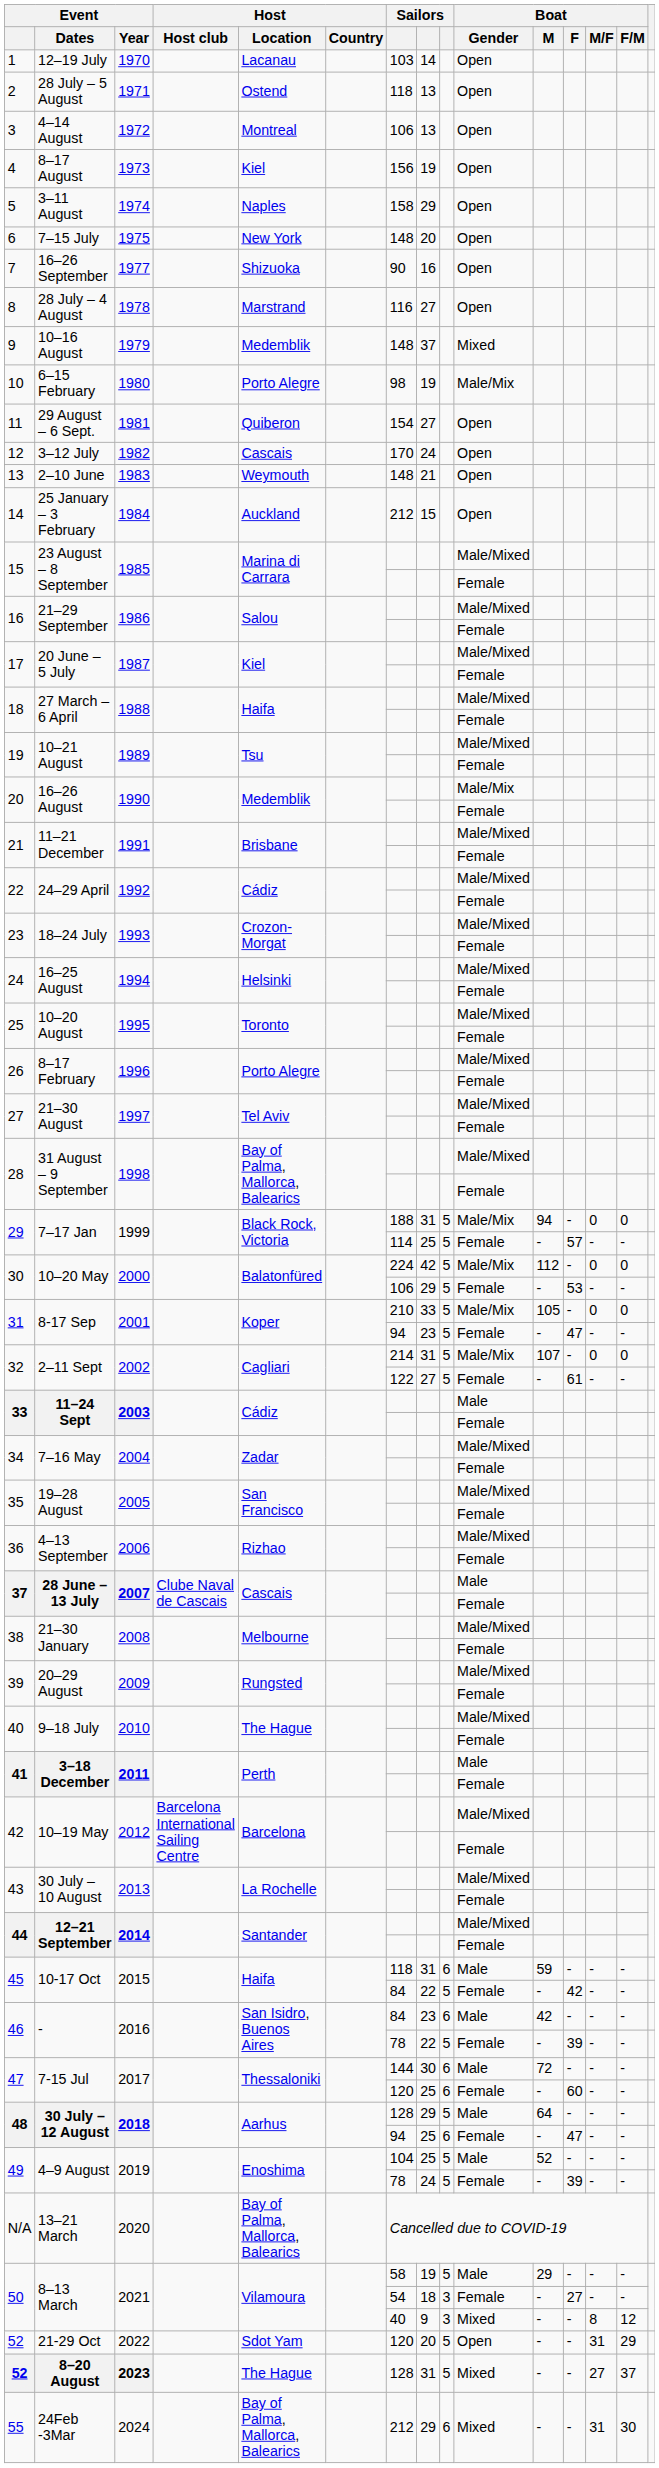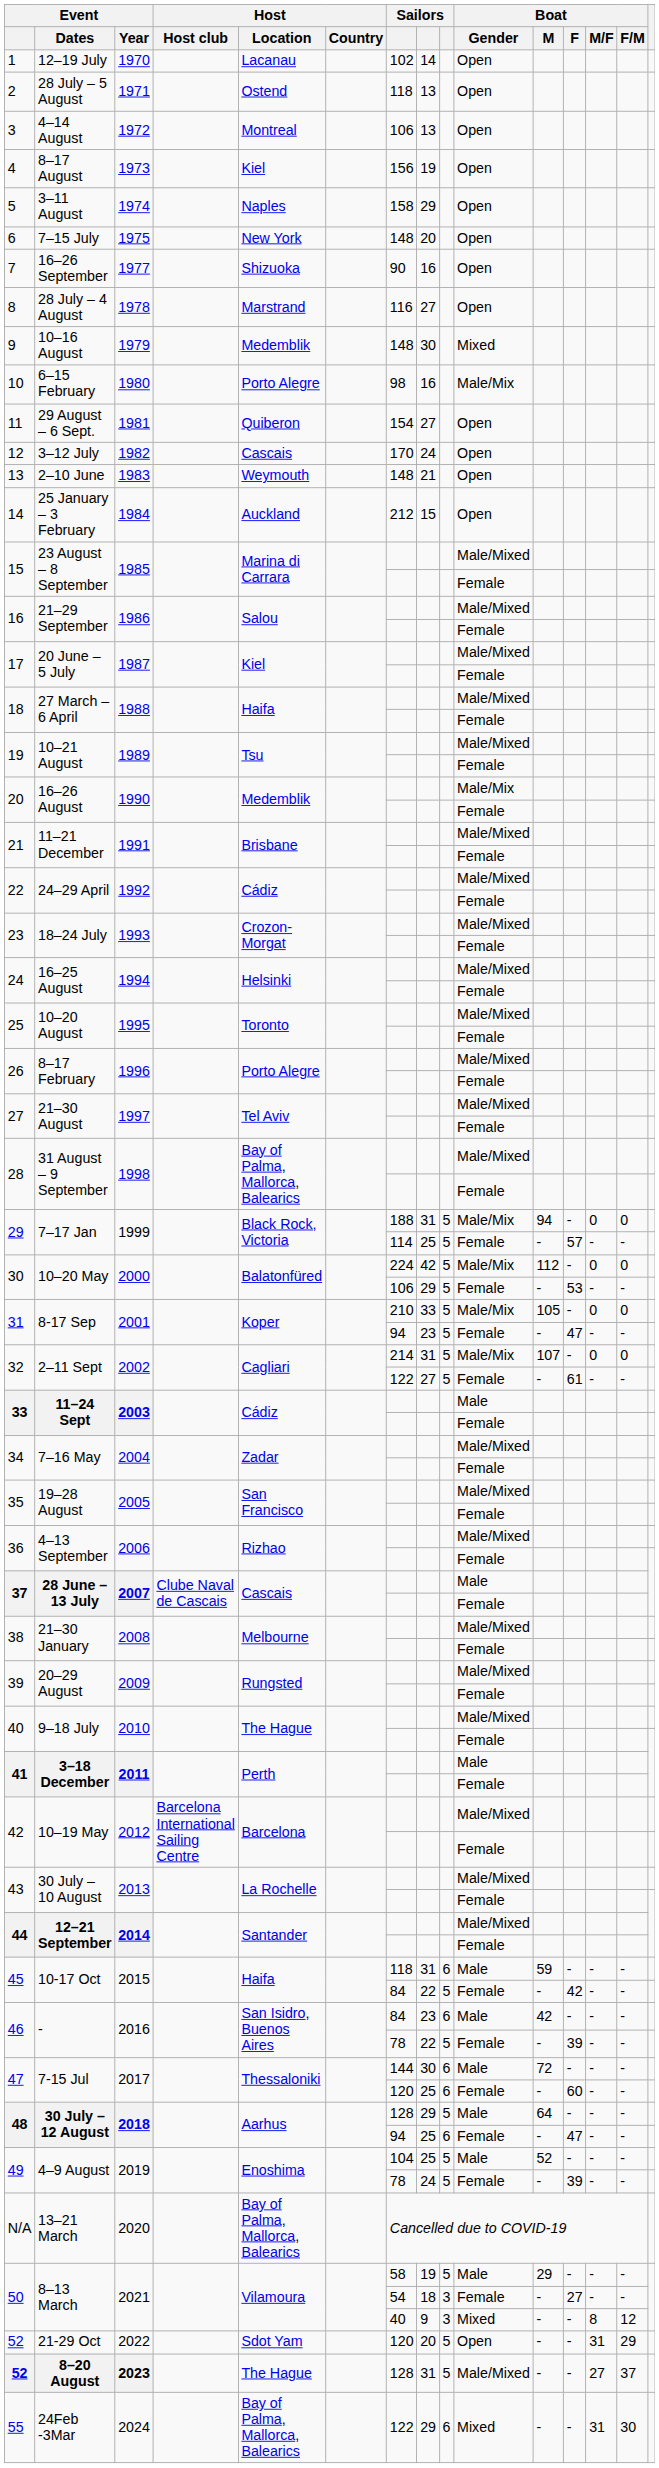(402, 60) 103 -> (402, 60) 102
(428, 345) 37 -> (428, 345) 30
(428, 384) 19 -> (428, 384) 16
(476, 2373) Mixed -> (493, 2373) Male/Mixed
(402, 2427) 212 -> (402, 2427) 122
